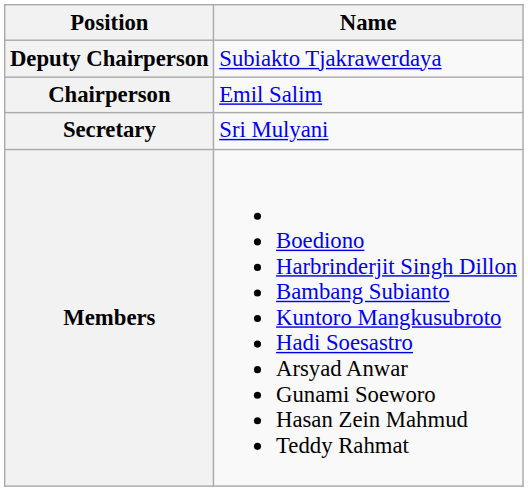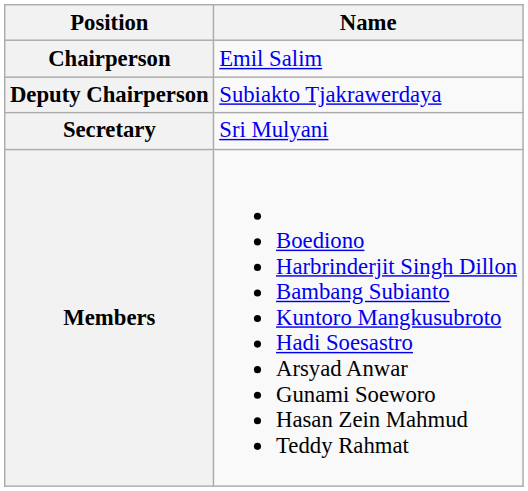rows swapped: (109, 94) <-> (109, 58)
